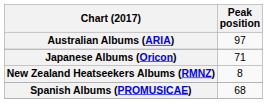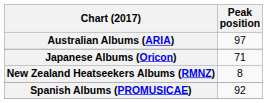(240, 90) 68 -> (240, 90) 92
